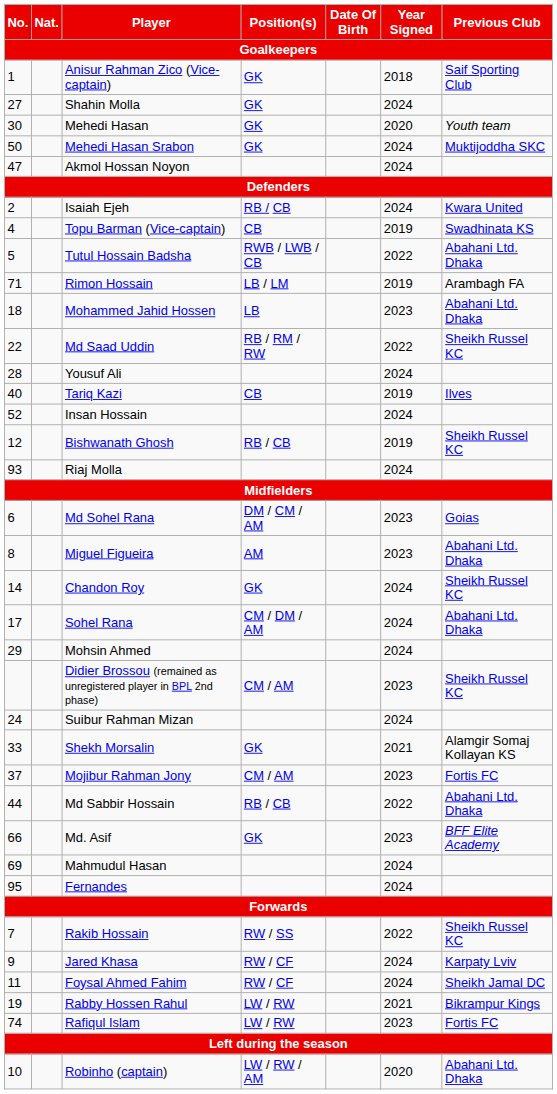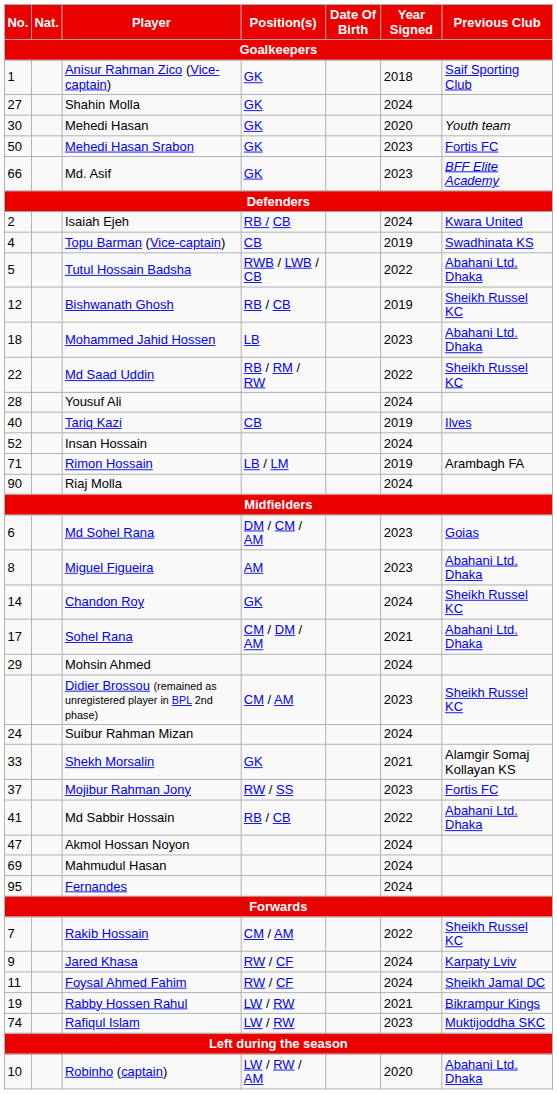(398, 146) 2024 -> (398, 146) 2023
(495, 146) Muktijoddha SKC -> (472, 146) Fortis FC
rows swapped: (88, 838) <-> (127, 167)
rows swapped: (119, 442) <-> (109, 284)
(15, 470) 93 -> (15, 484) 90
(398, 623) 2024 -> (398, 637) 2021
(269, 776) CM / AM -> (269, 790) RW / SS
(15, 803) 44 -> (15, 818) 41
(269, 934) RW / SS -> (269, 934) CM / AM
(472, 1024) Fortis FC -> (495, 1024) Muktijoddha SKC
